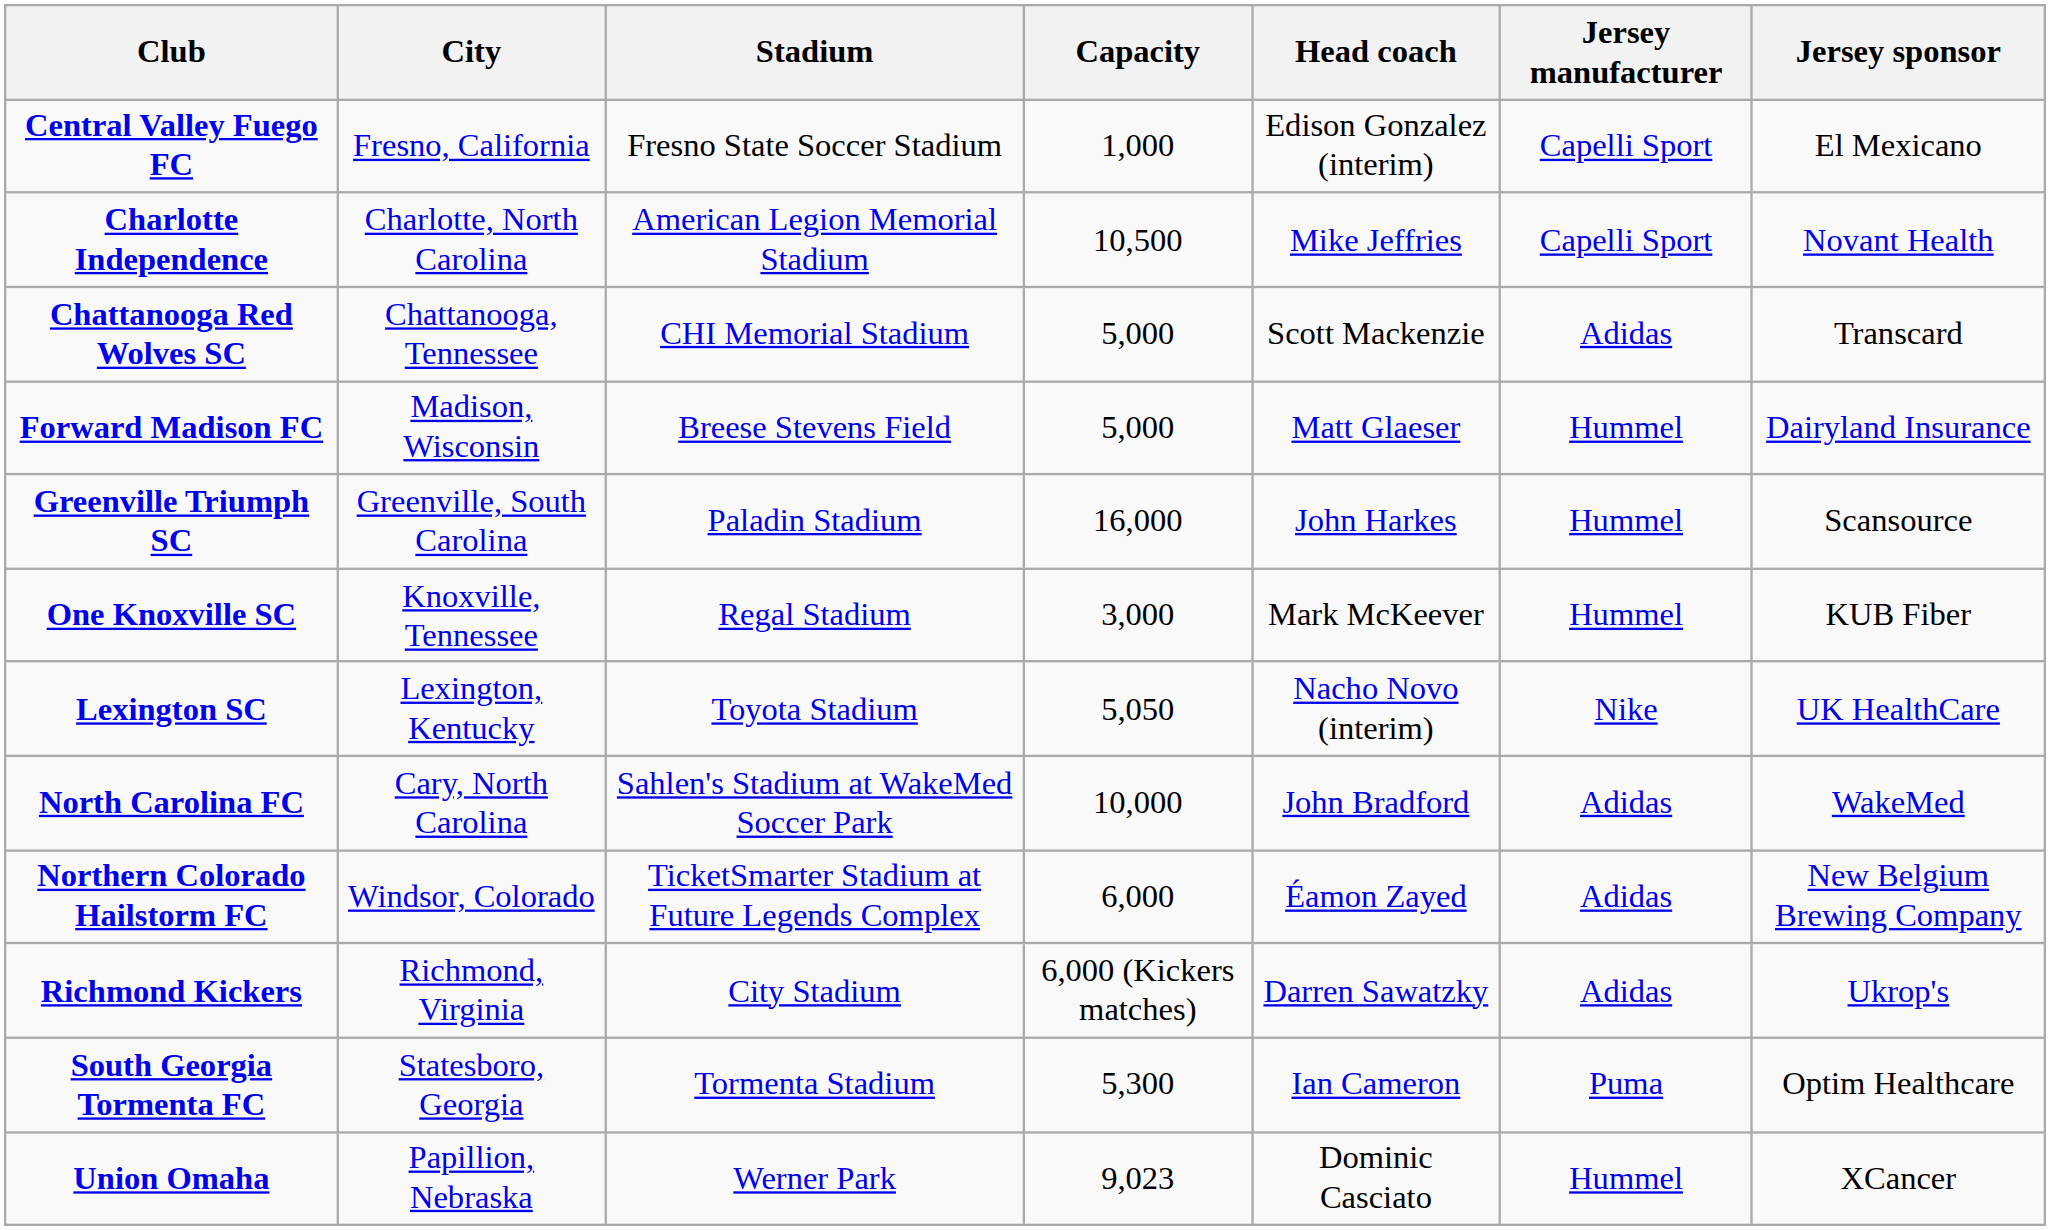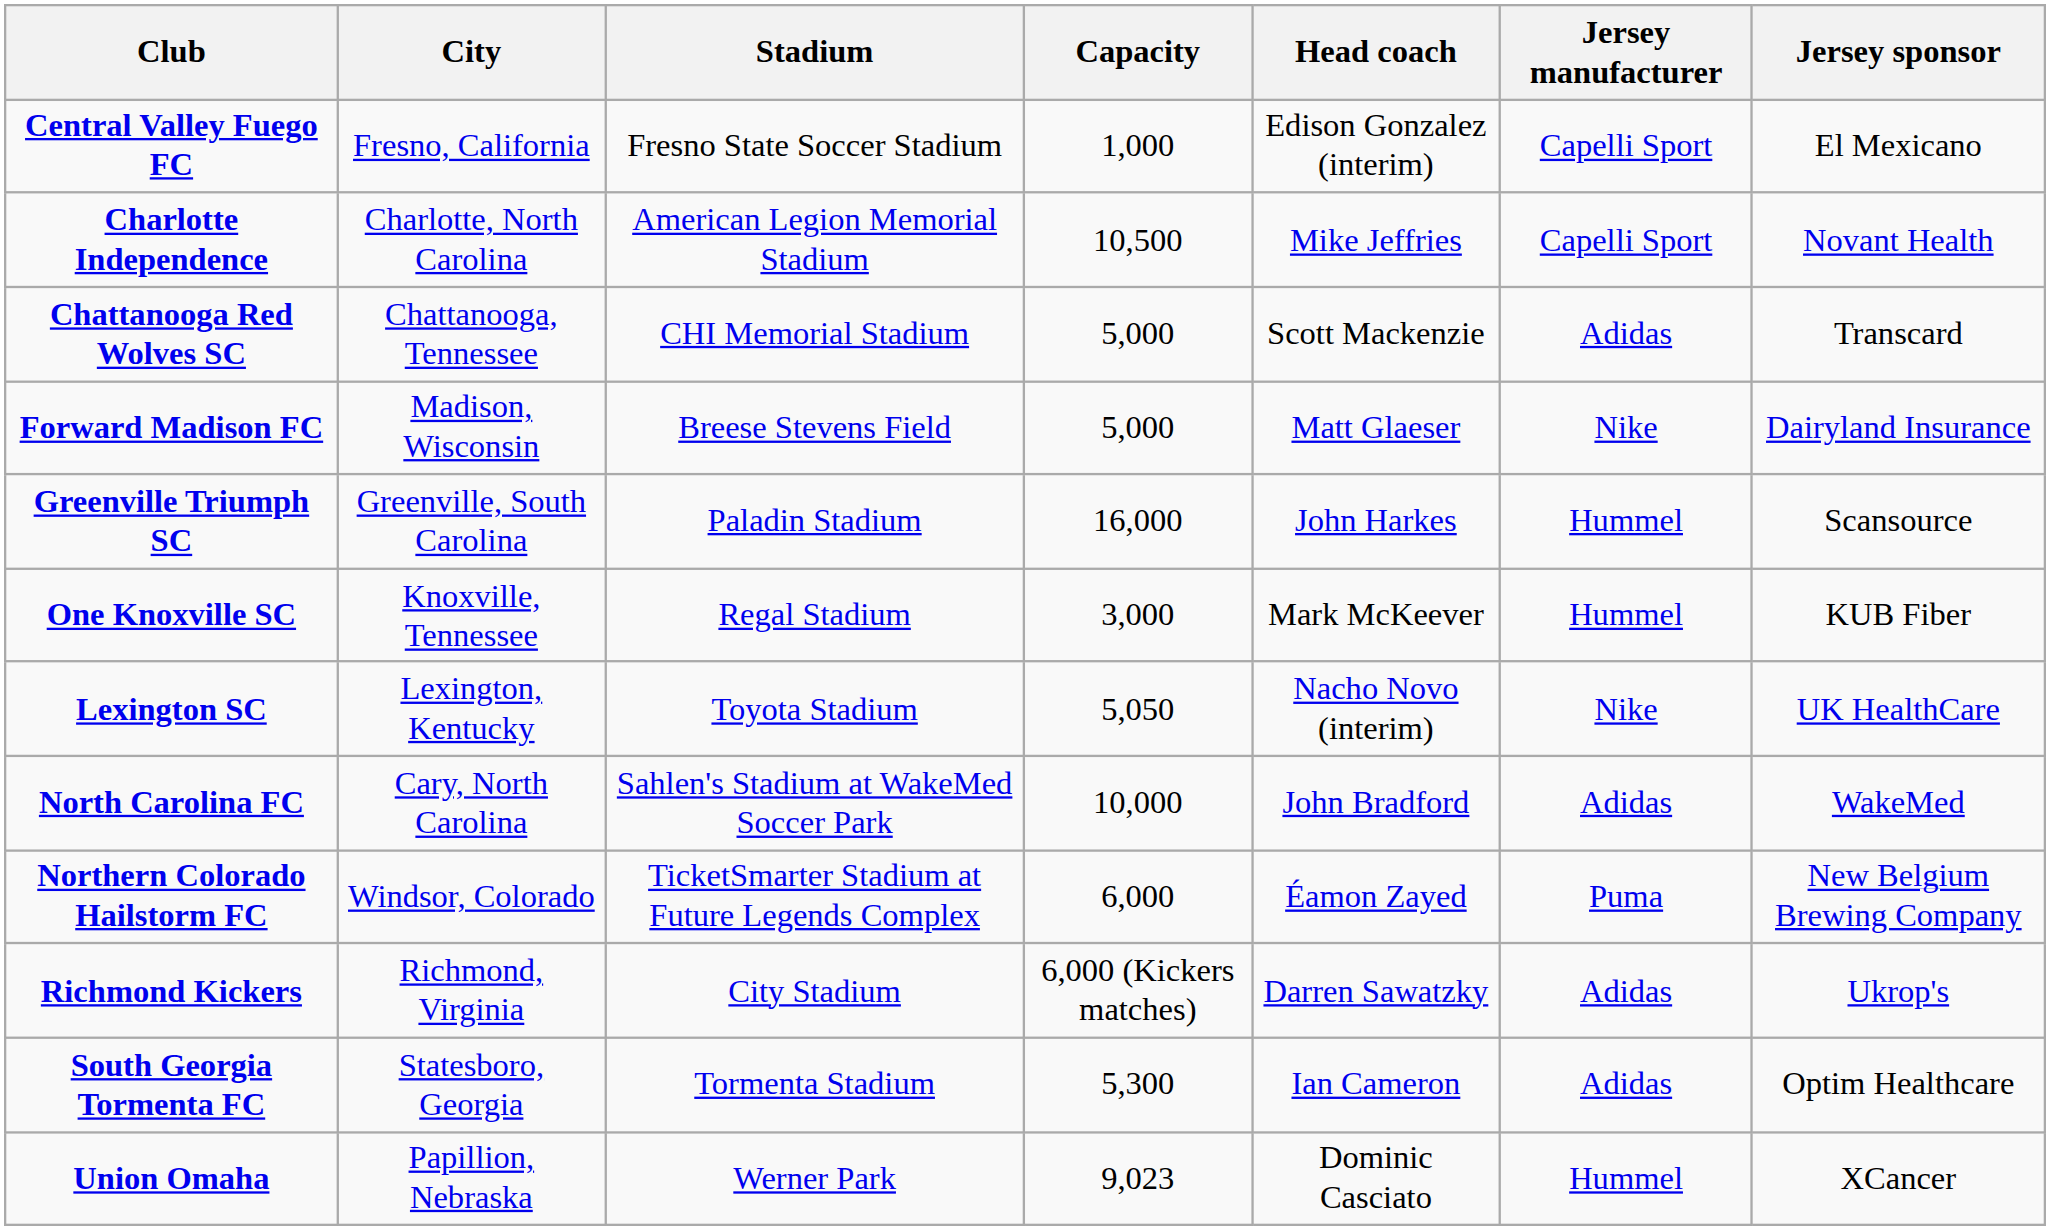(1626, 426) Hummel -> (1626, 426) Nike
(1626, 896) Adidas -> (1626, 896) Puma
(1626, 1083) Puma -> (1626, 1083) Adidas
